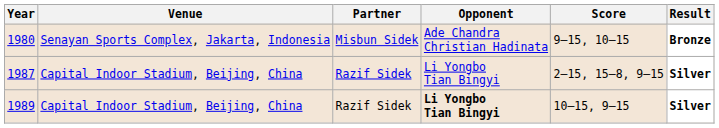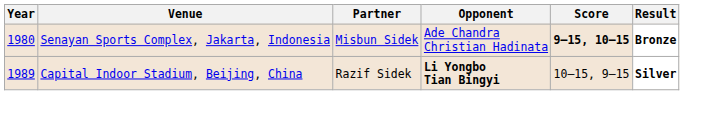(592, 40) normal -> (592, 40) bold
- row: (21, 73)
